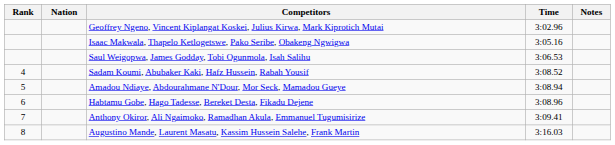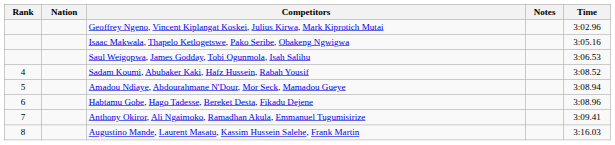columns swapped: (549, 12) <-> (591, 12)
